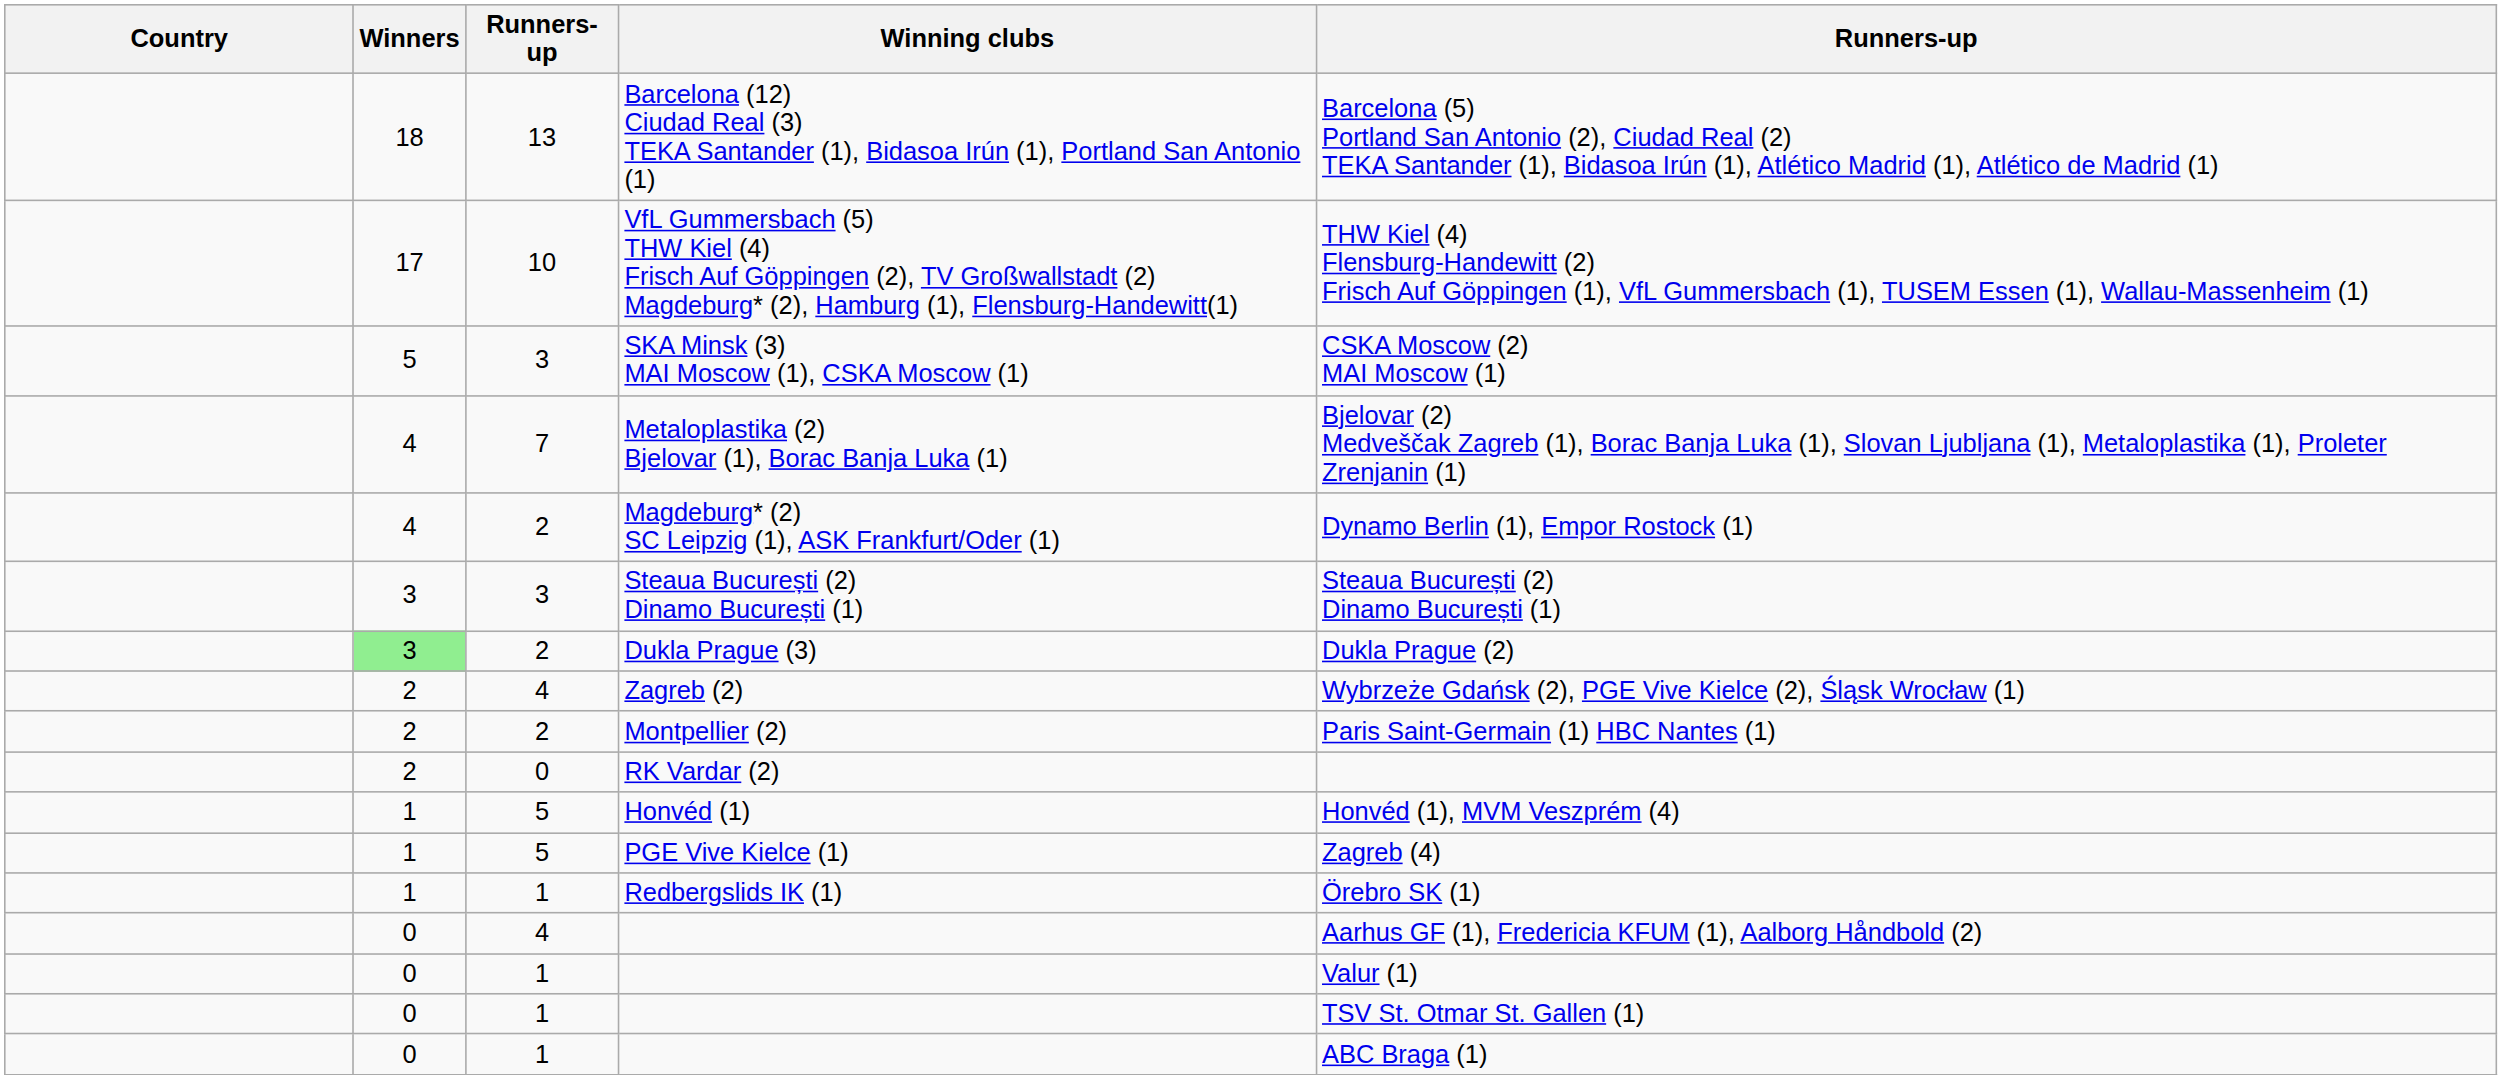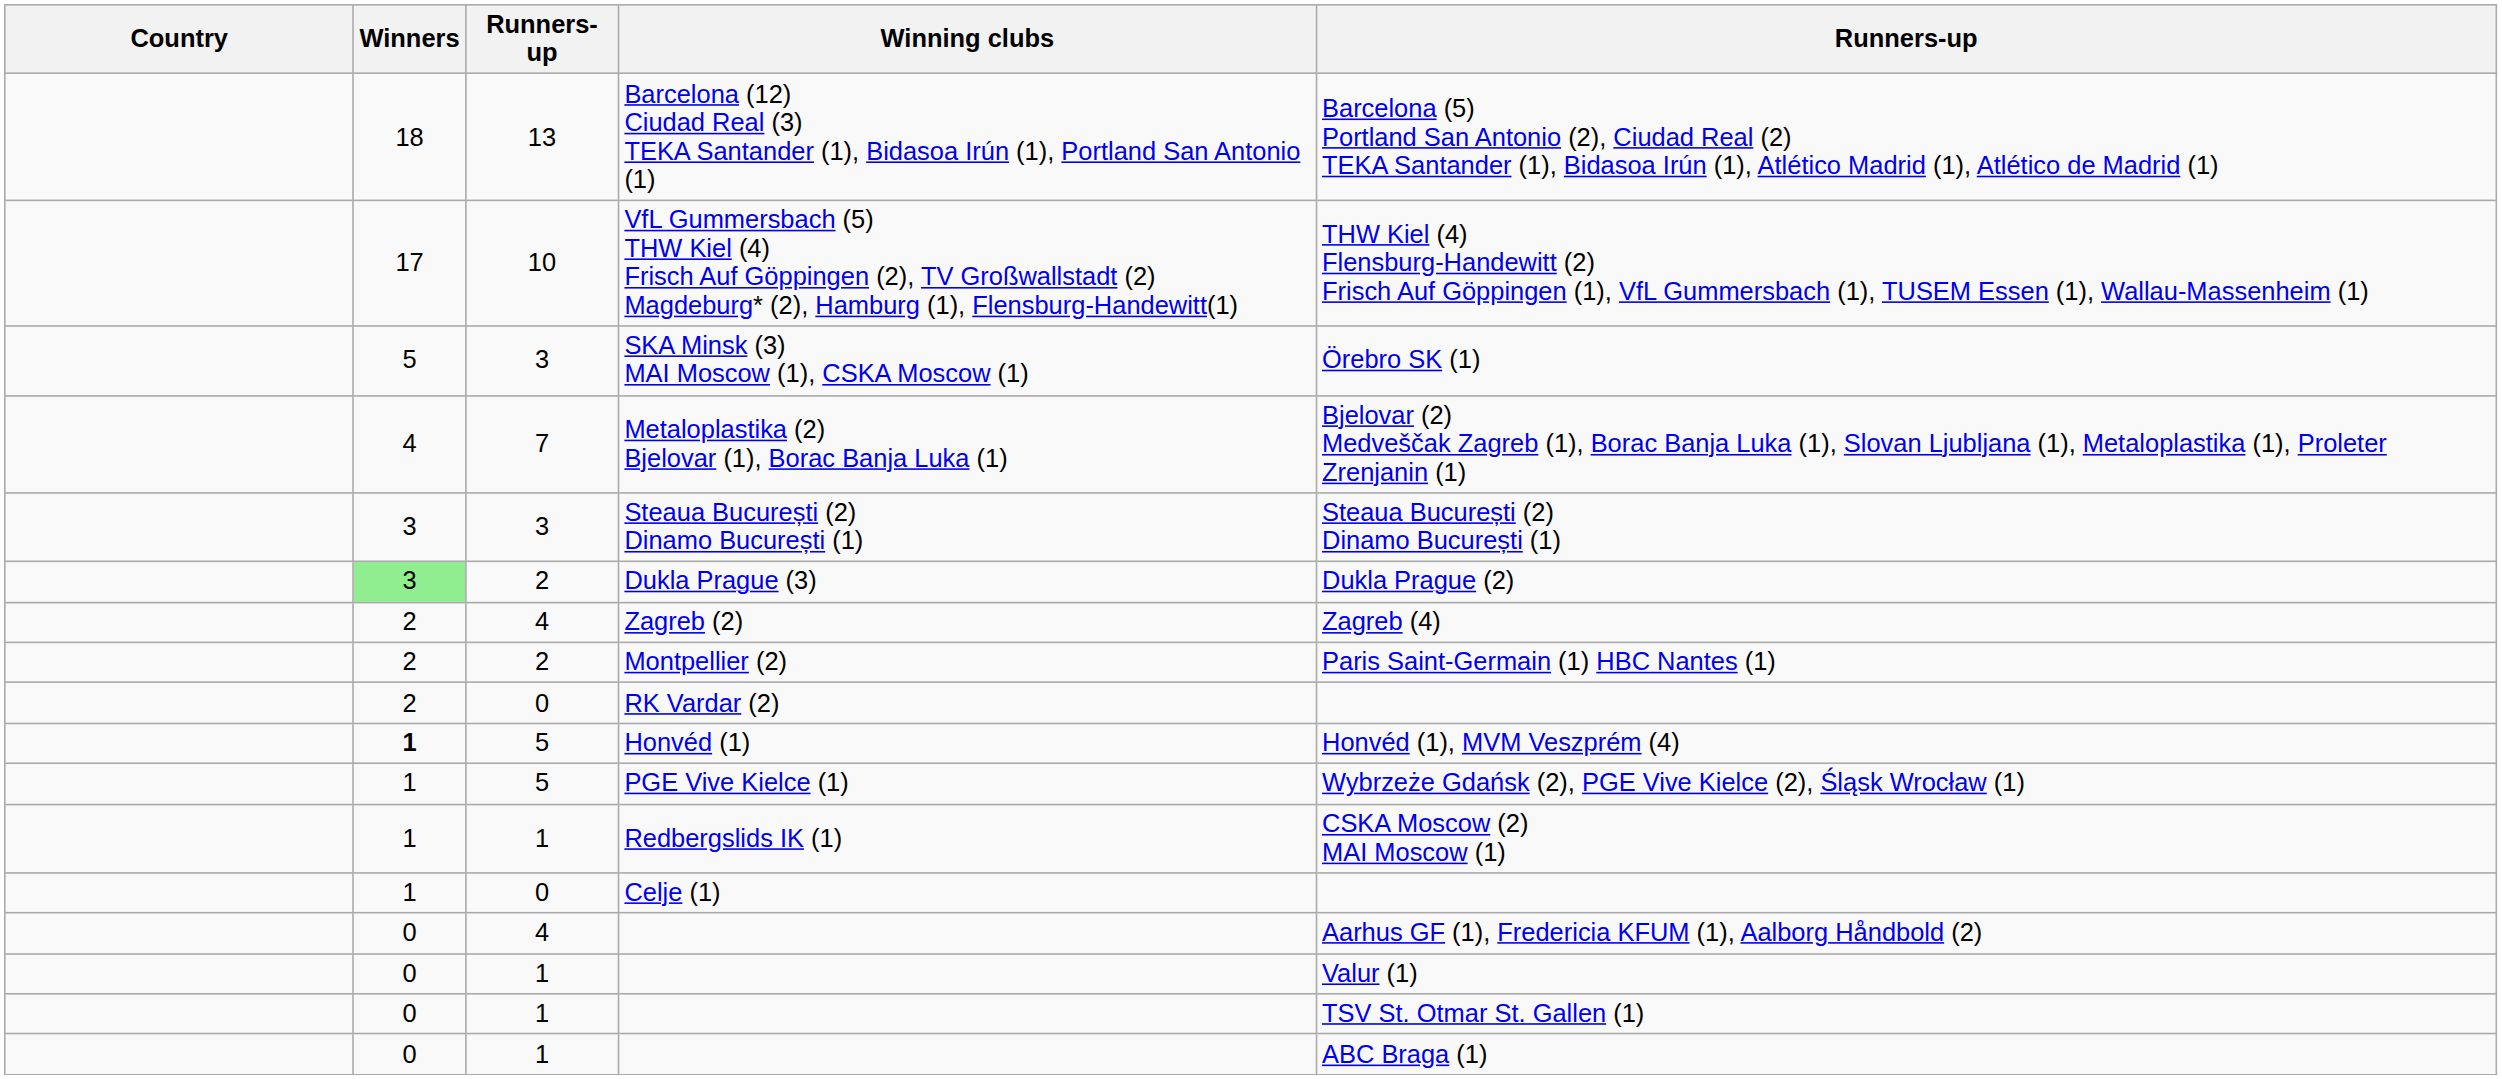(1425, 360) CSKA Moscow (2) MAI Moscow (1) -> (1401, 360) Örebro SK (1)
- row: (542, 526)
(1673, 690) Wybrzeże Gdańsk (2), PGE Vive Kielce (2), Śląsk Wrocław (1) -> (1381, 621) Zagreb (4)
(410, 811) normal -> (410, 742) bold
(1381, 852) Zagreb (4) -> (1673, 783) Wybrzeże Gdańsk (2), PGE Vive Kielce (2), Śląsk Wrocław (1)
(1401, 892) Örebro SK (1) -> (1425, 837) CSKA Moscow (2) MAI Moscow (1)
+ row: (542, 892)
